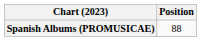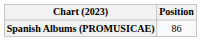(177, 28) 88 -> (177, 28) 86
